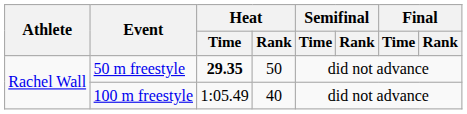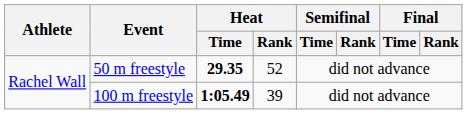(274, 69) 50 -> (275, 69) 52
(225, 95) normal -> (225, 95) bold
(274, 95) 40 -> (275, 95) 39
